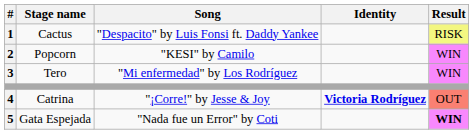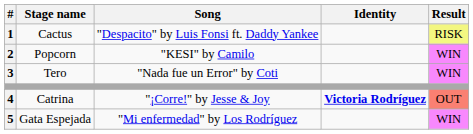(208, 73) "Mi enfermedad" by Los Rodríguez -> (208, 73) "Nada fue un Error" by Coti
(208, 119) "Nada fue un Error" by Coti -> (208, 119) "Mi enfermedad" by Los Rodríguez
(449, 119) bold -> (449, 119) normal
